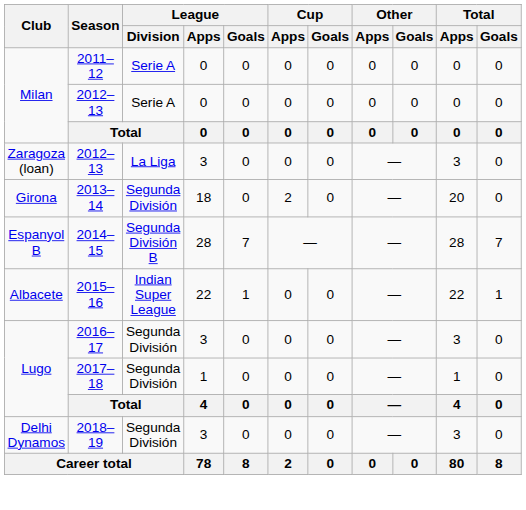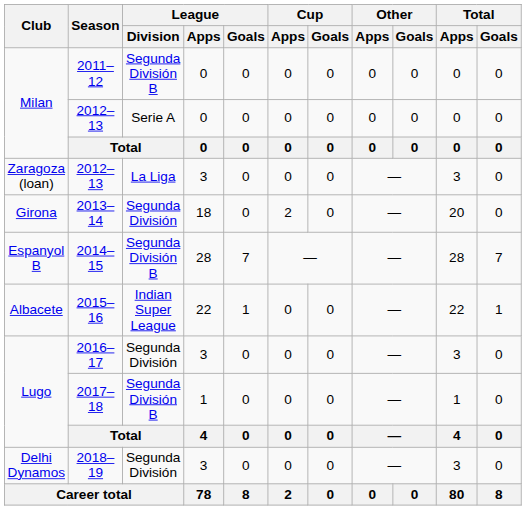(153, 66) Serie A -> (153, 73) Segunda División B
(153, 376) Segunda División -> (153, 399) Segunda División B
